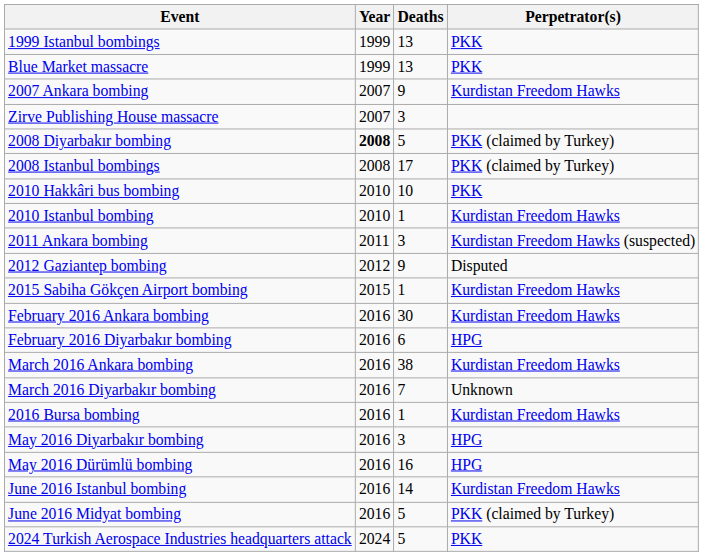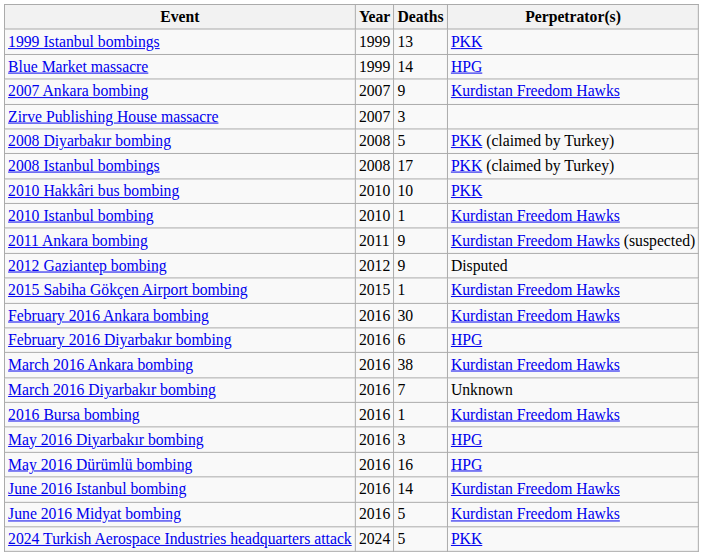(405, 66) 13 -> (405, 66) 14
(467, 66) PKK -> (467, 66) HPG
(375, 141) bold -> (375, 141) normal
(401, 240) 3 -> (401, 240) 9
(533, 514) PKK (claimed by Turkey) -> (535, 514) Kurdistan Freedom Hawks
